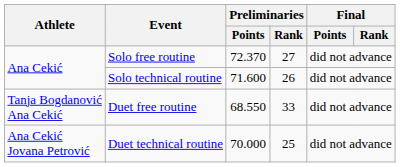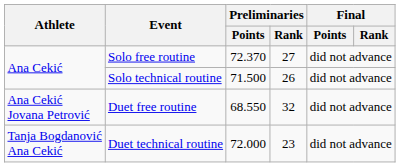(248, 78) 71.600 -> (248, 78) 71.500
(55, 107) Tanja Bogdanović Ana Cekić -> (49, 107) Ana Cekić Jovana Petrović
(288, 107) 33 -> (288, 107) 32
(49, 144) Ana Cekić Jovana Petrović -> (55, 144) Tanja Bogdanović Ana Cekić
(248, 144) 70.000 -> (248, 144) 72.000
(288, 144) 25 -> (288, 144) 23
